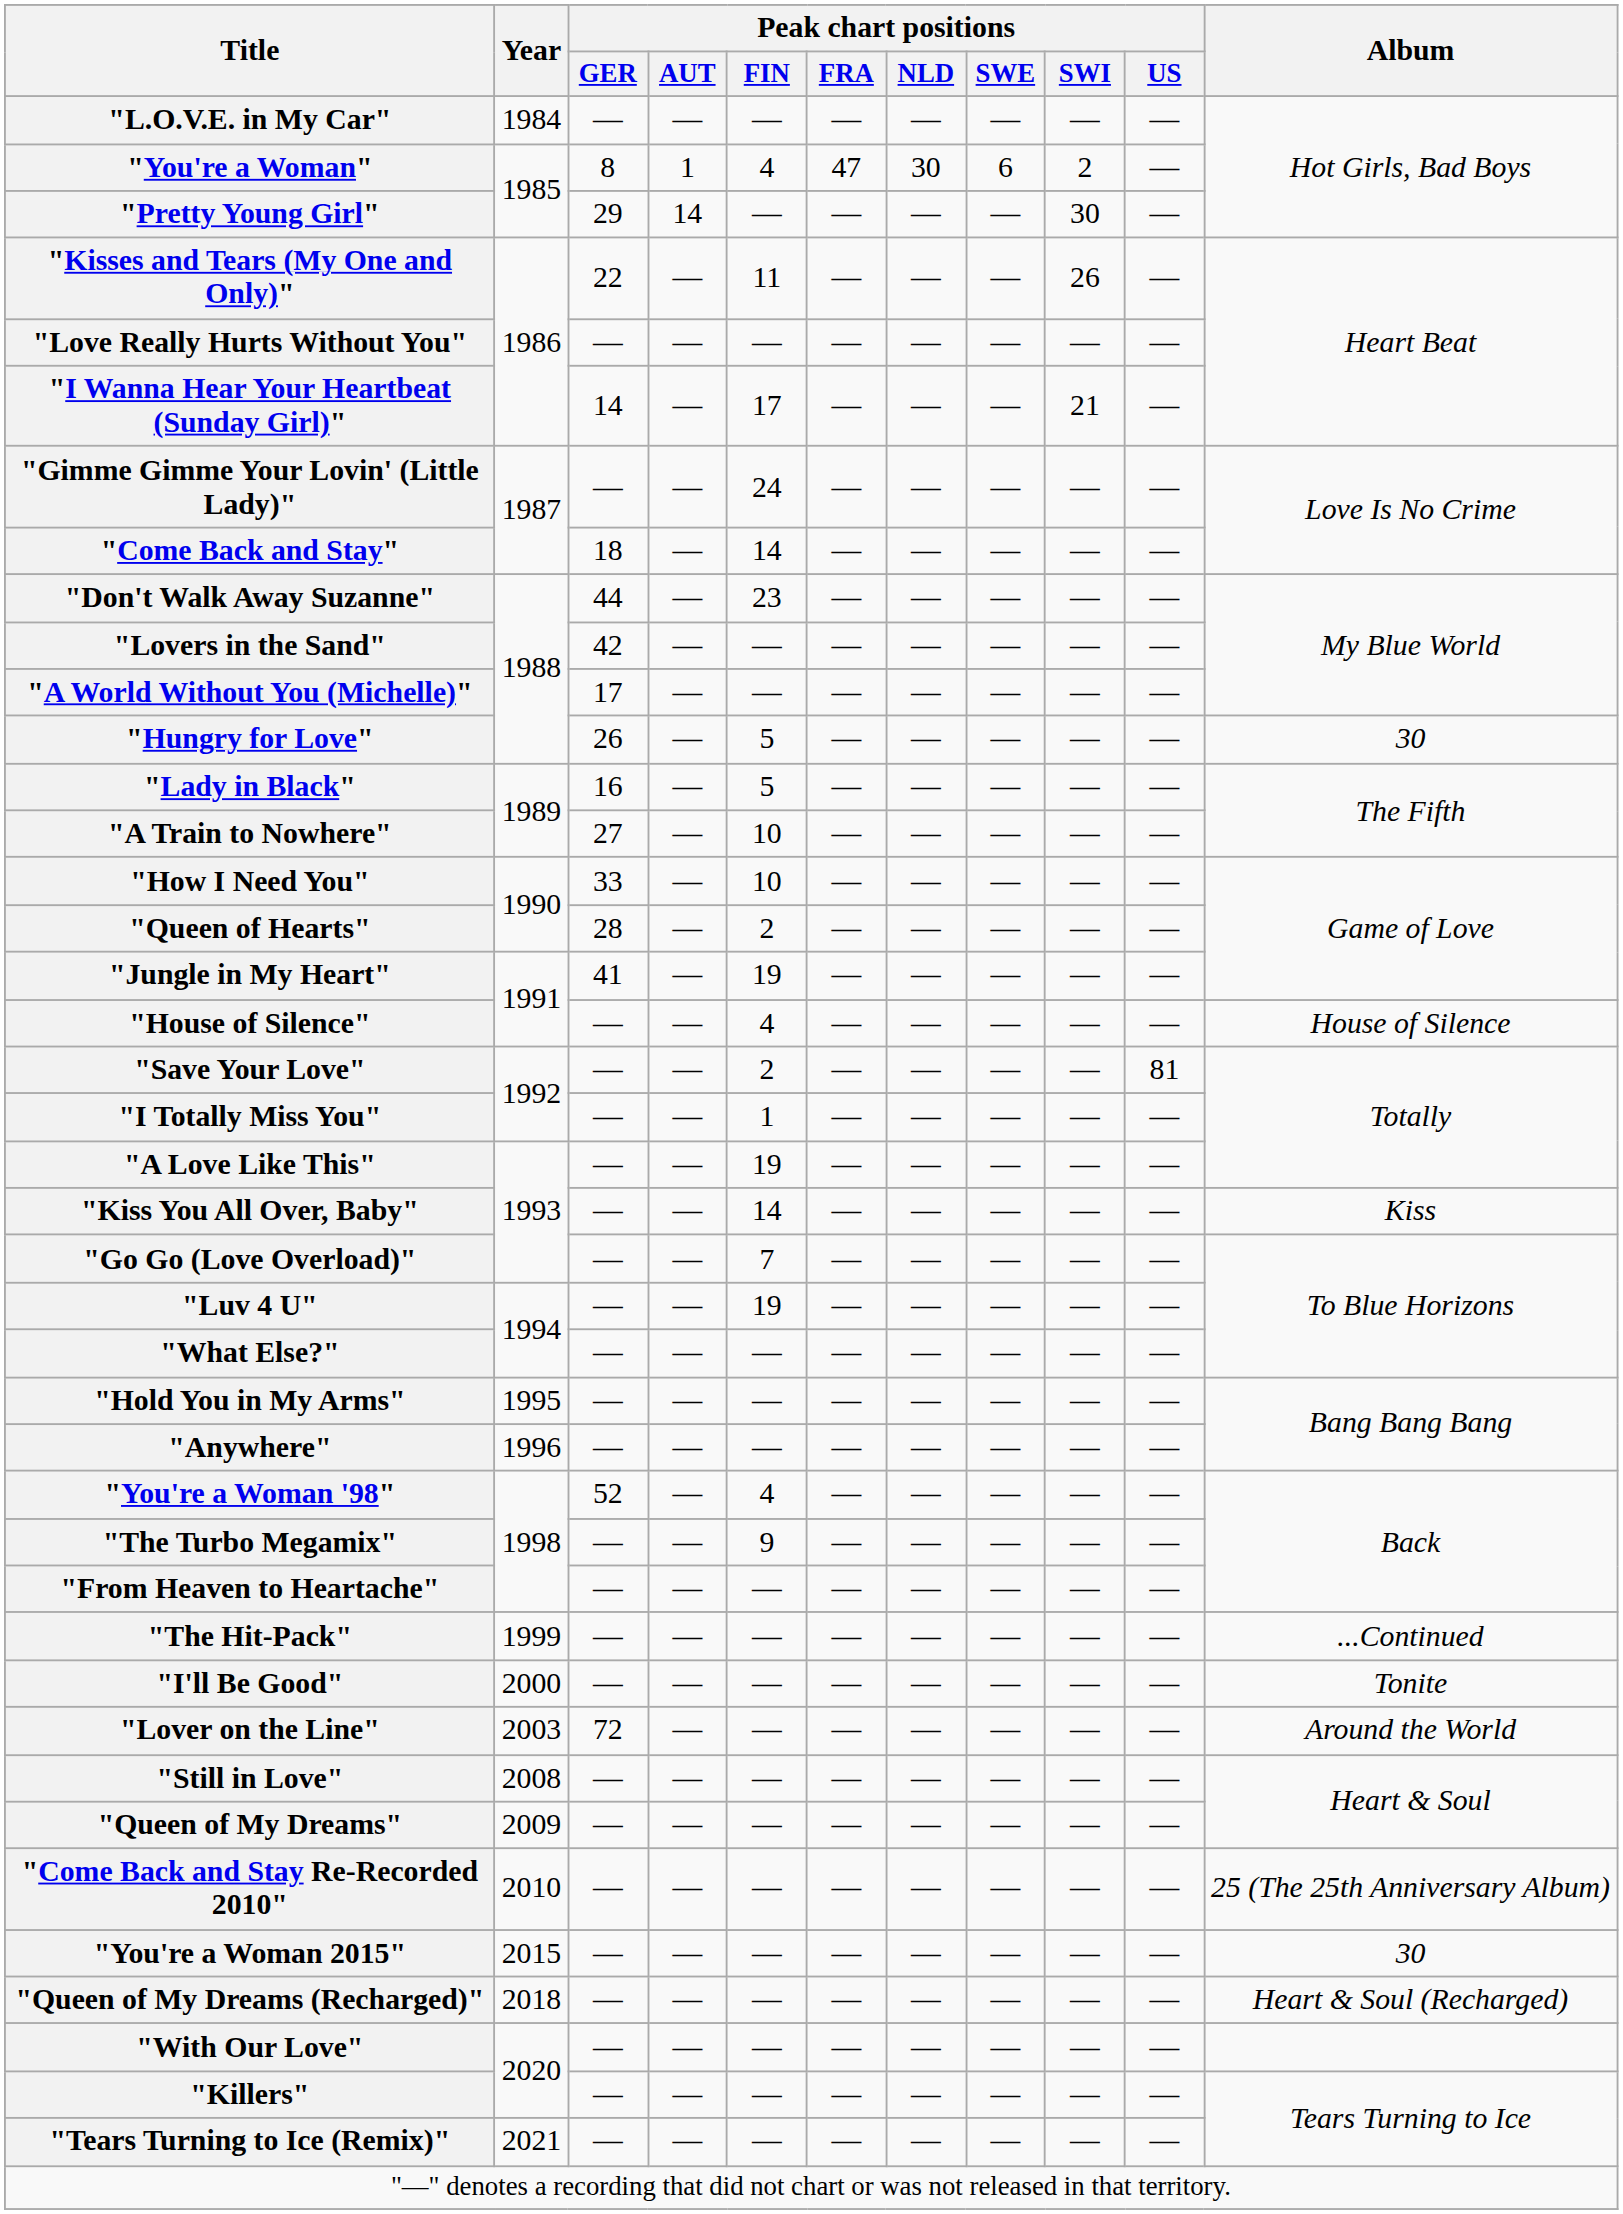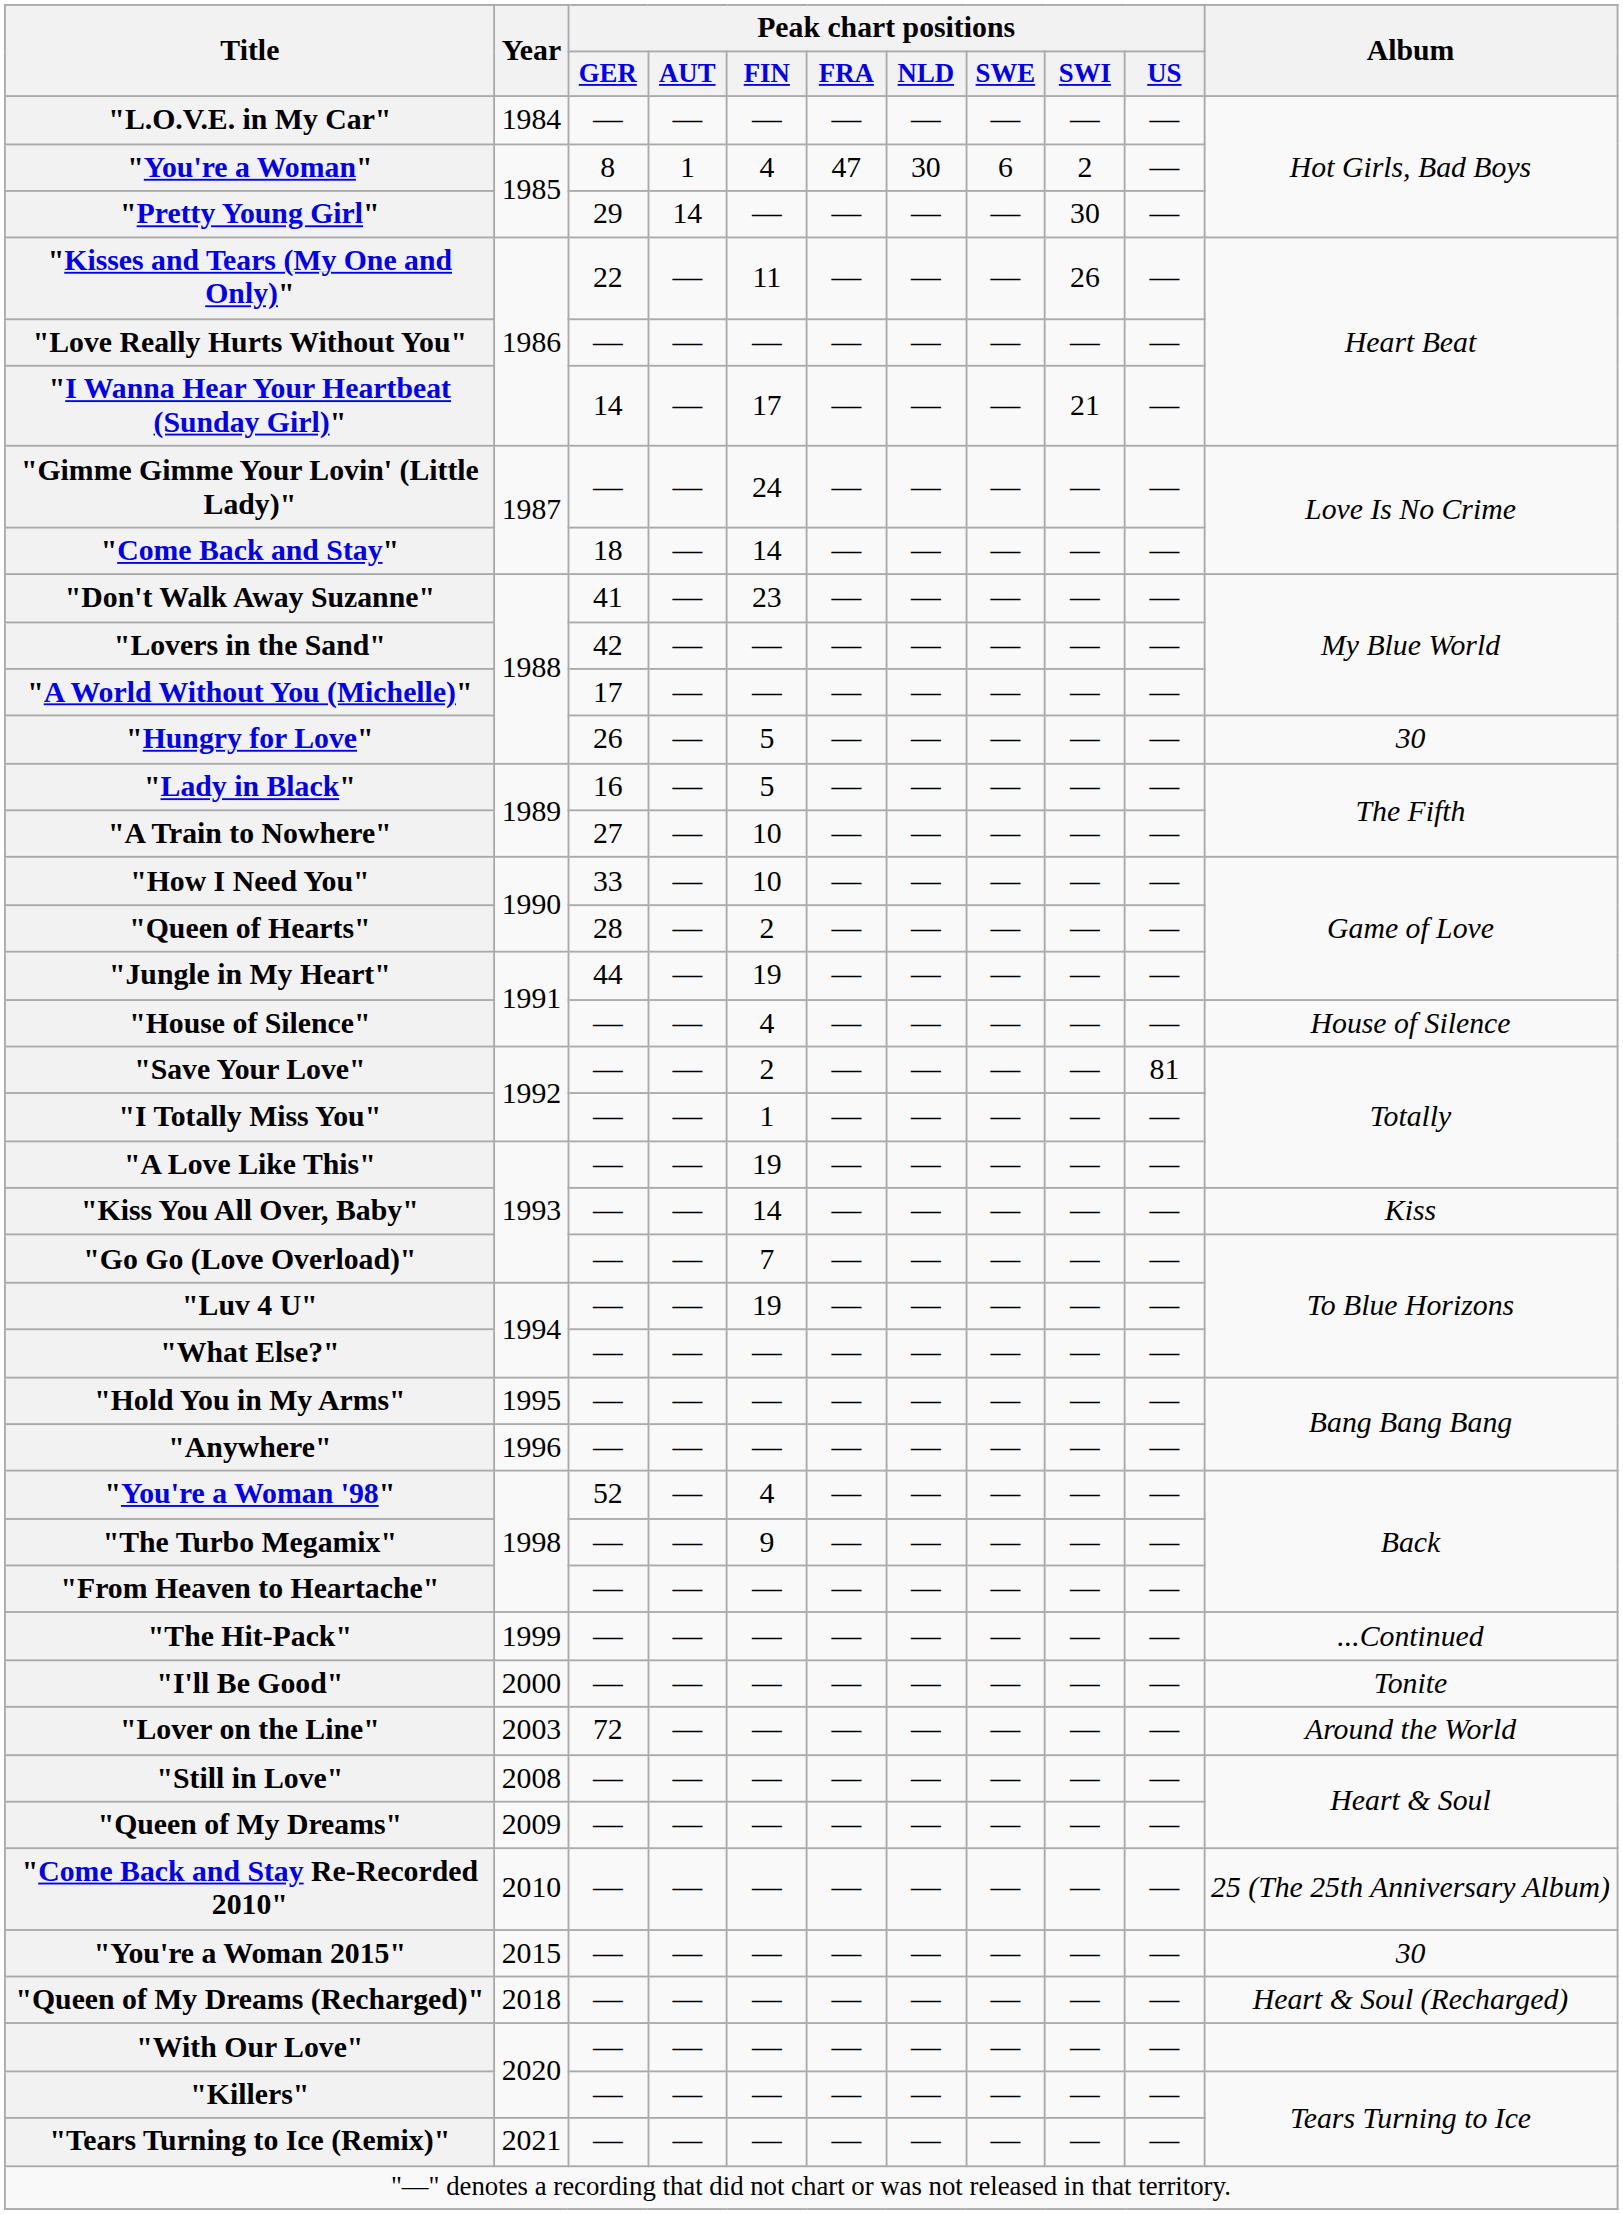(608, 597) 44 -> (608, 597) 41
(608, 975) 41 -> (608, 975) 44
